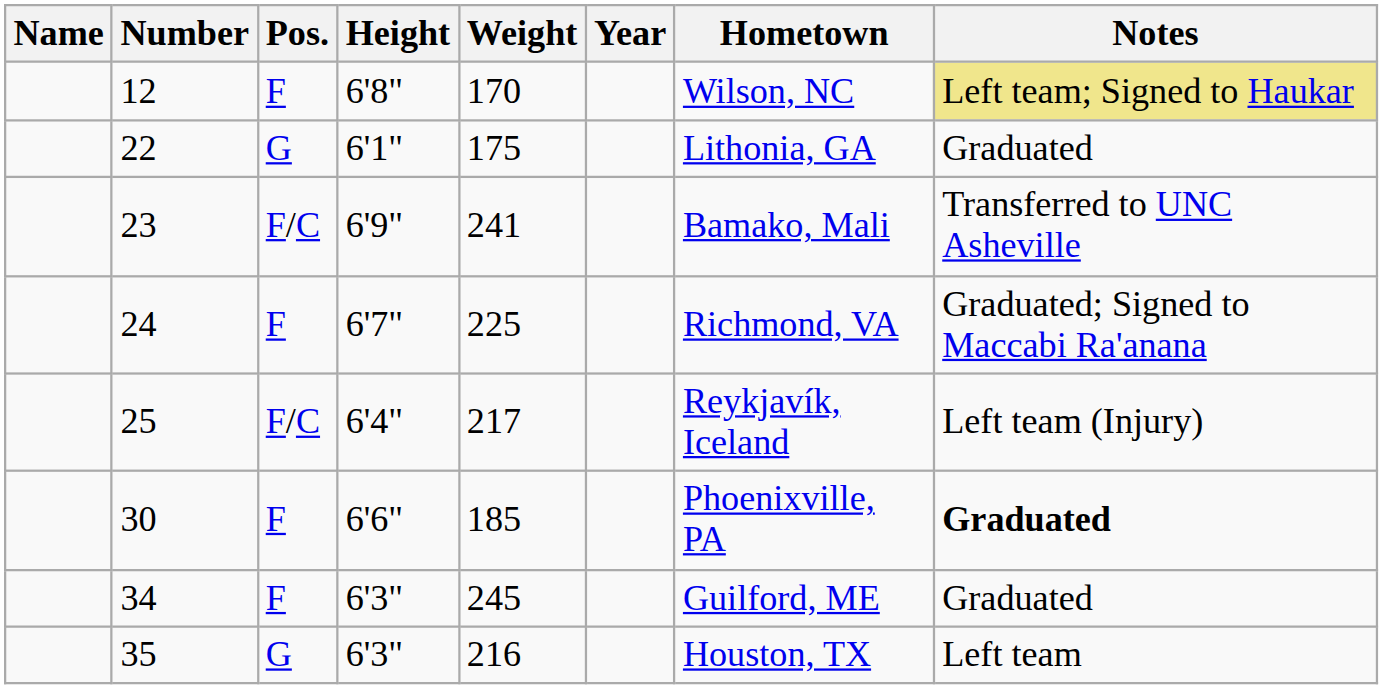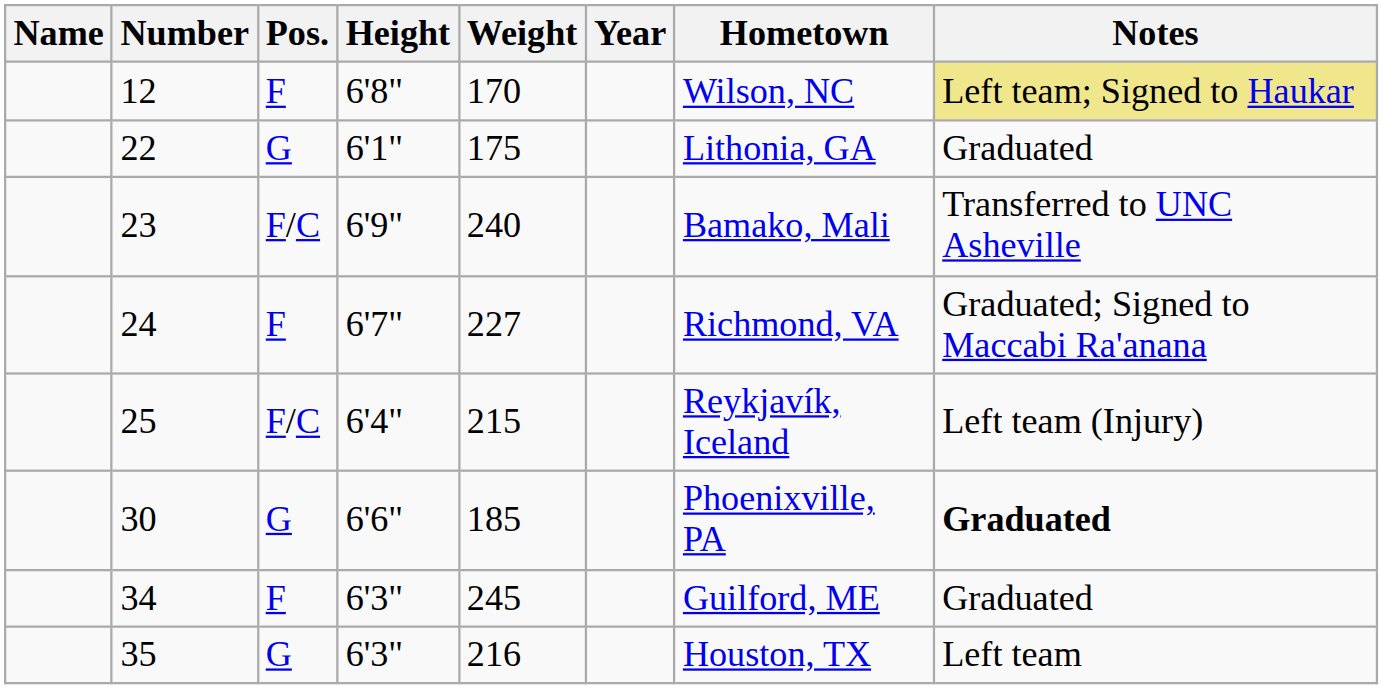(494, 225) 241 -> (494, 225) 240
(494, 323) 225 -> (494, 323) 227
(494, 421) 217 -> (494, 421) 215
(276, 519) F -> (279, 519) G
